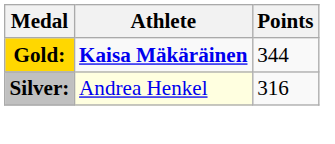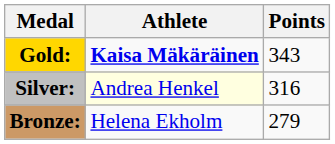(273, 54) 344 -> (284, 54) 343
+ row: (45, 121)
